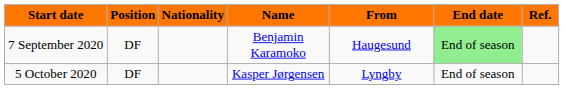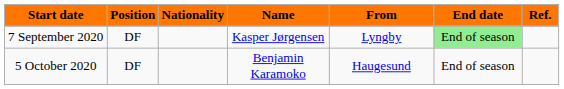(278, 45) Benjamin Karamoko -> (278, 37) Kasper Jørgensen
(381, 45) Haugesund -> (381, 37) Lyngby
(278, 74) Kasper Jørgensen -> (278, 66) Benjamin Karamoko
(381, 74) Lyngby -> (381, 66) Haugesund
